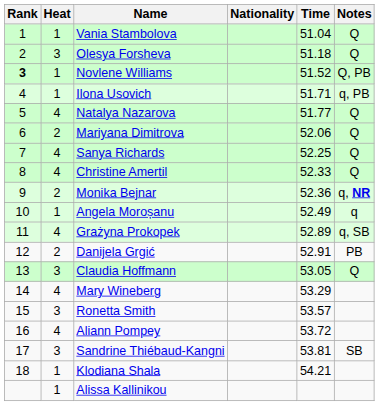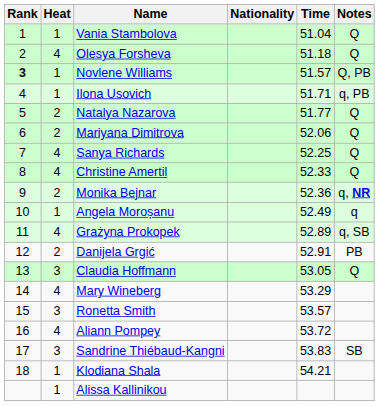(57, 53) 3 -> (57, 53) 4
(316, 73) 51.52 -> (316, 73) 51.57
(57, 113) 4 -> (57, 113) 2
(316, 350) 53.81 -> (316, 350) 53.83
